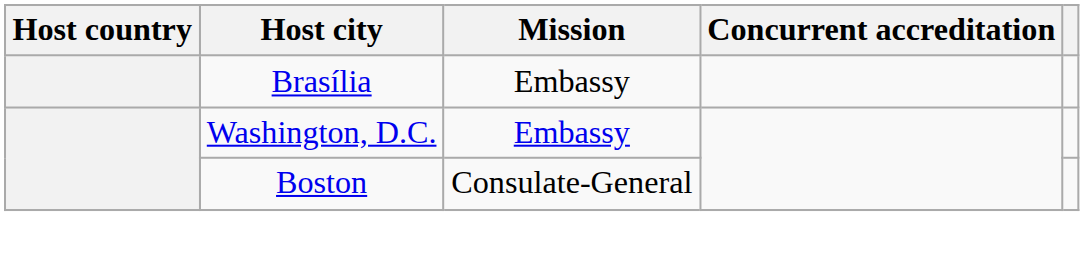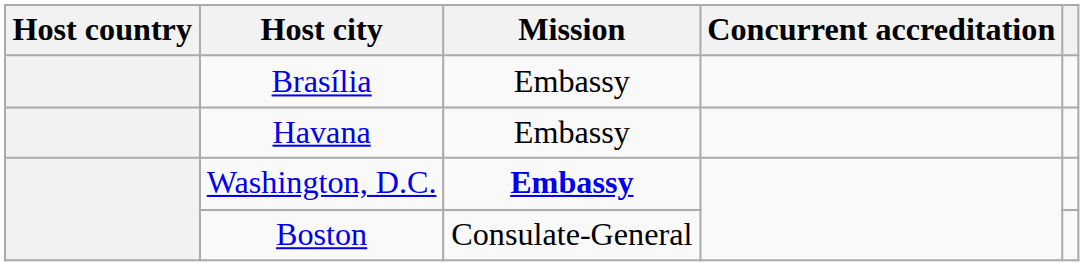+ row: (322, 132)
(572, 132) normal -> (572, 183) bold
